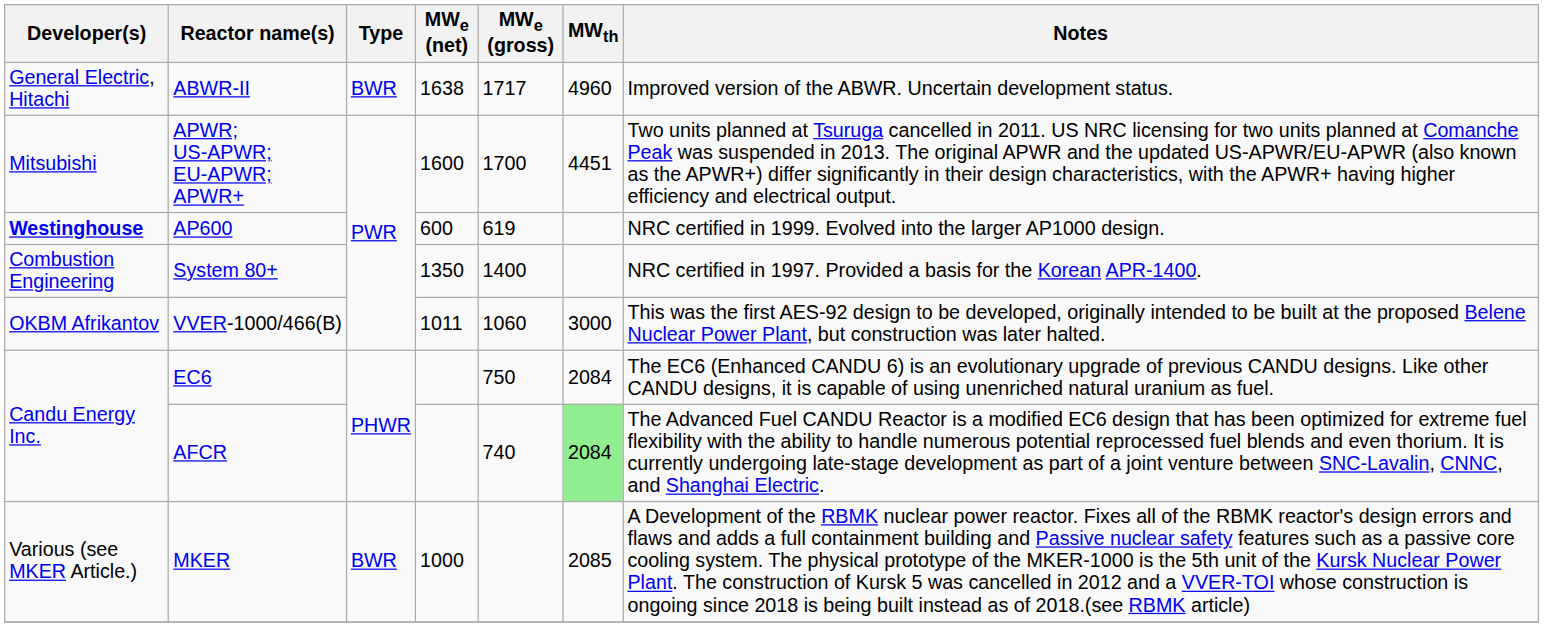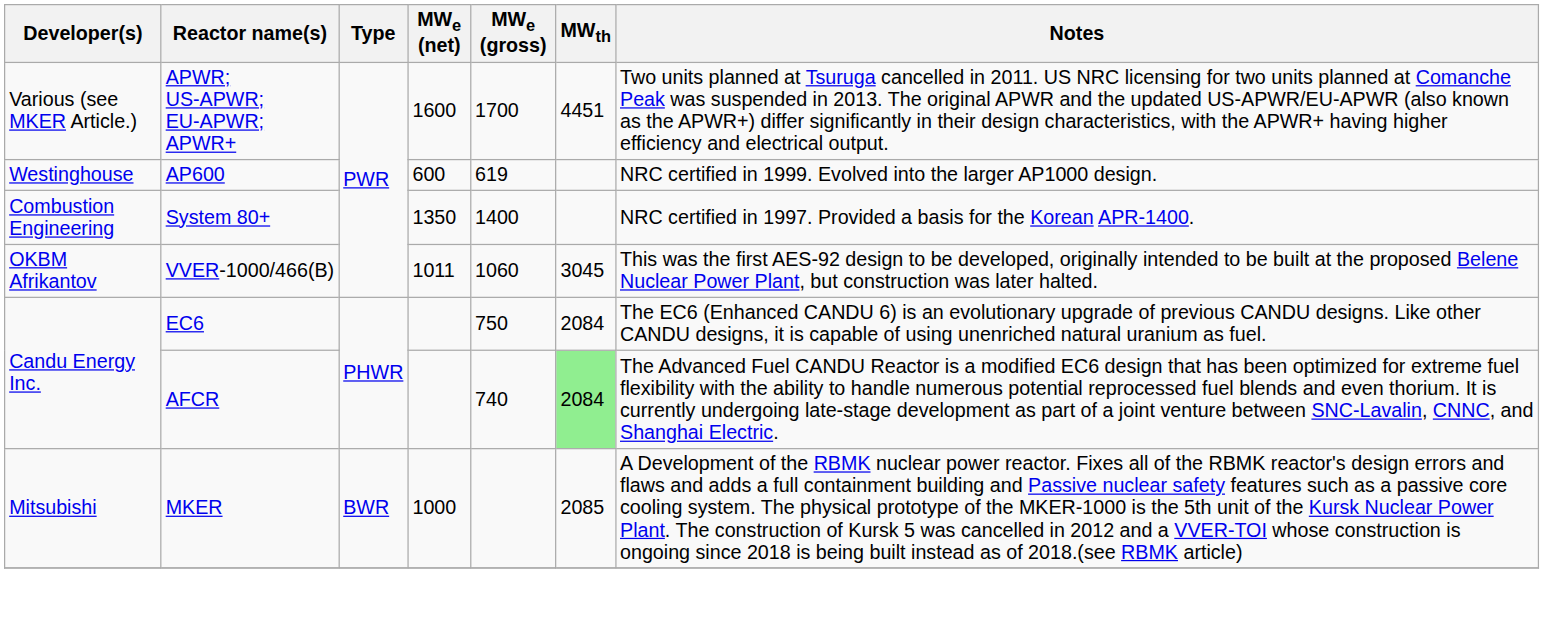- row: (212, 88)
(53, 163) Mitsubishi -> (73, 110) Various (see MKER Article.)
(76, 228) bold -> (71, 175) normal
(590, 323) 3000 -> (582, 270) 3045
(73, 561) Various (see MKER Article.) -> (53, 508) Mitsubishi
